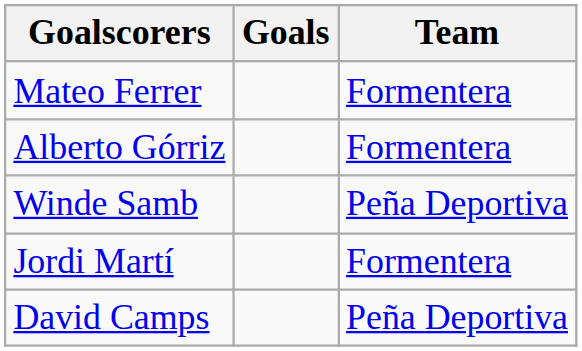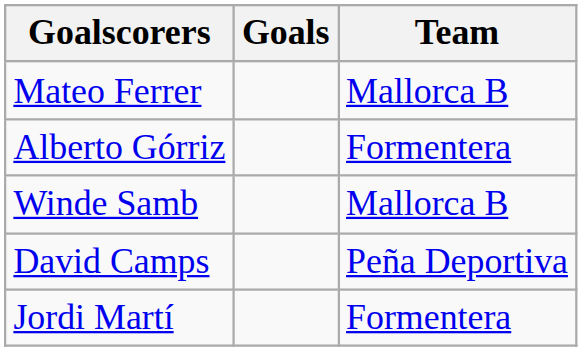(429, 89) Formentera -> (427, 89) Mallorca B
(457, 203) Peña Deportiva -> (427, 203) Mallorca B
rows swapped: (94, 260) <-> (111, 317)
